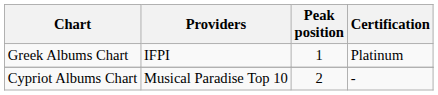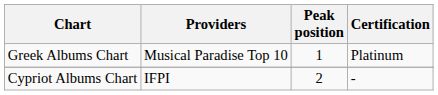(157, 55) IFPI -> (216, 55) Musical Paradise Top 10
(216, 78) Musical Paradise Top 10 -> (157, 78) IFPI
